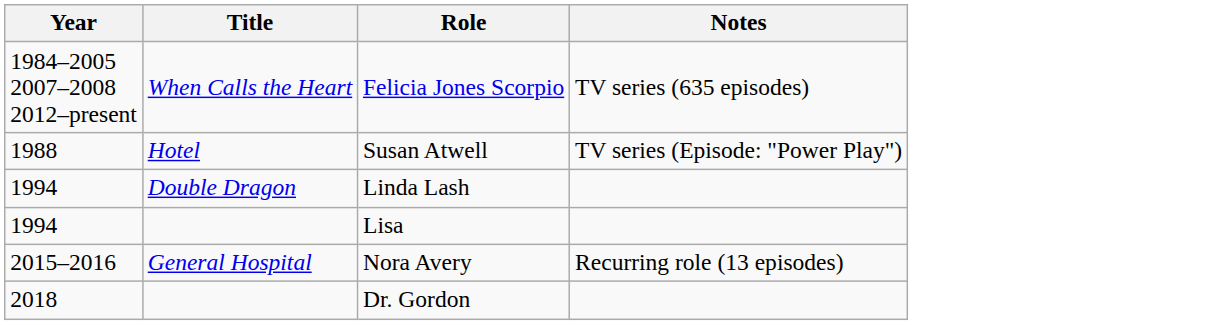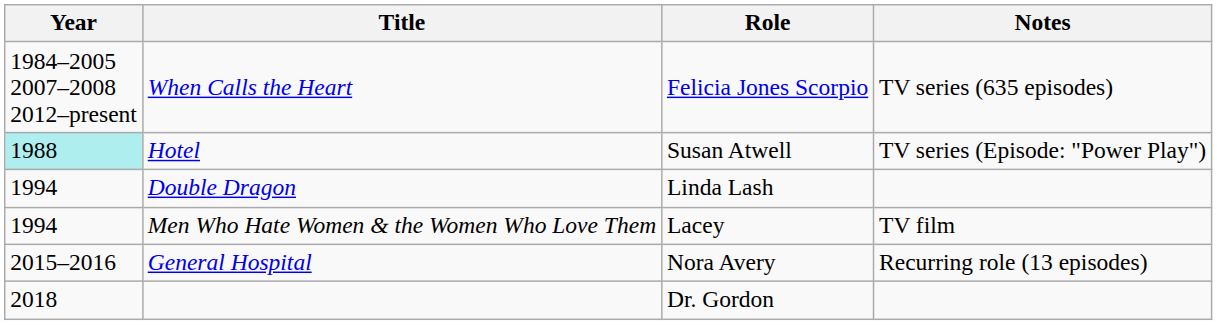(34, 150) no background -> (34, 150) paleturquoise background
- row: (383, 225)
+ row: (696, 225)
